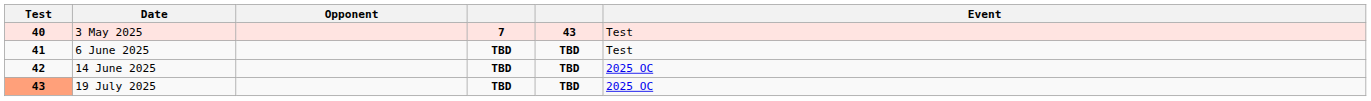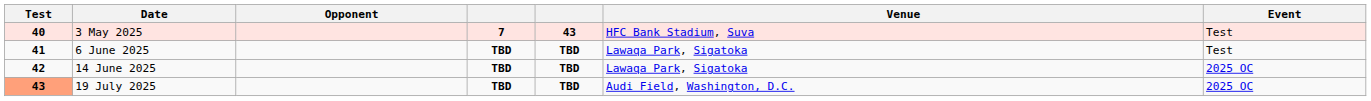+ column: (903, 14)
